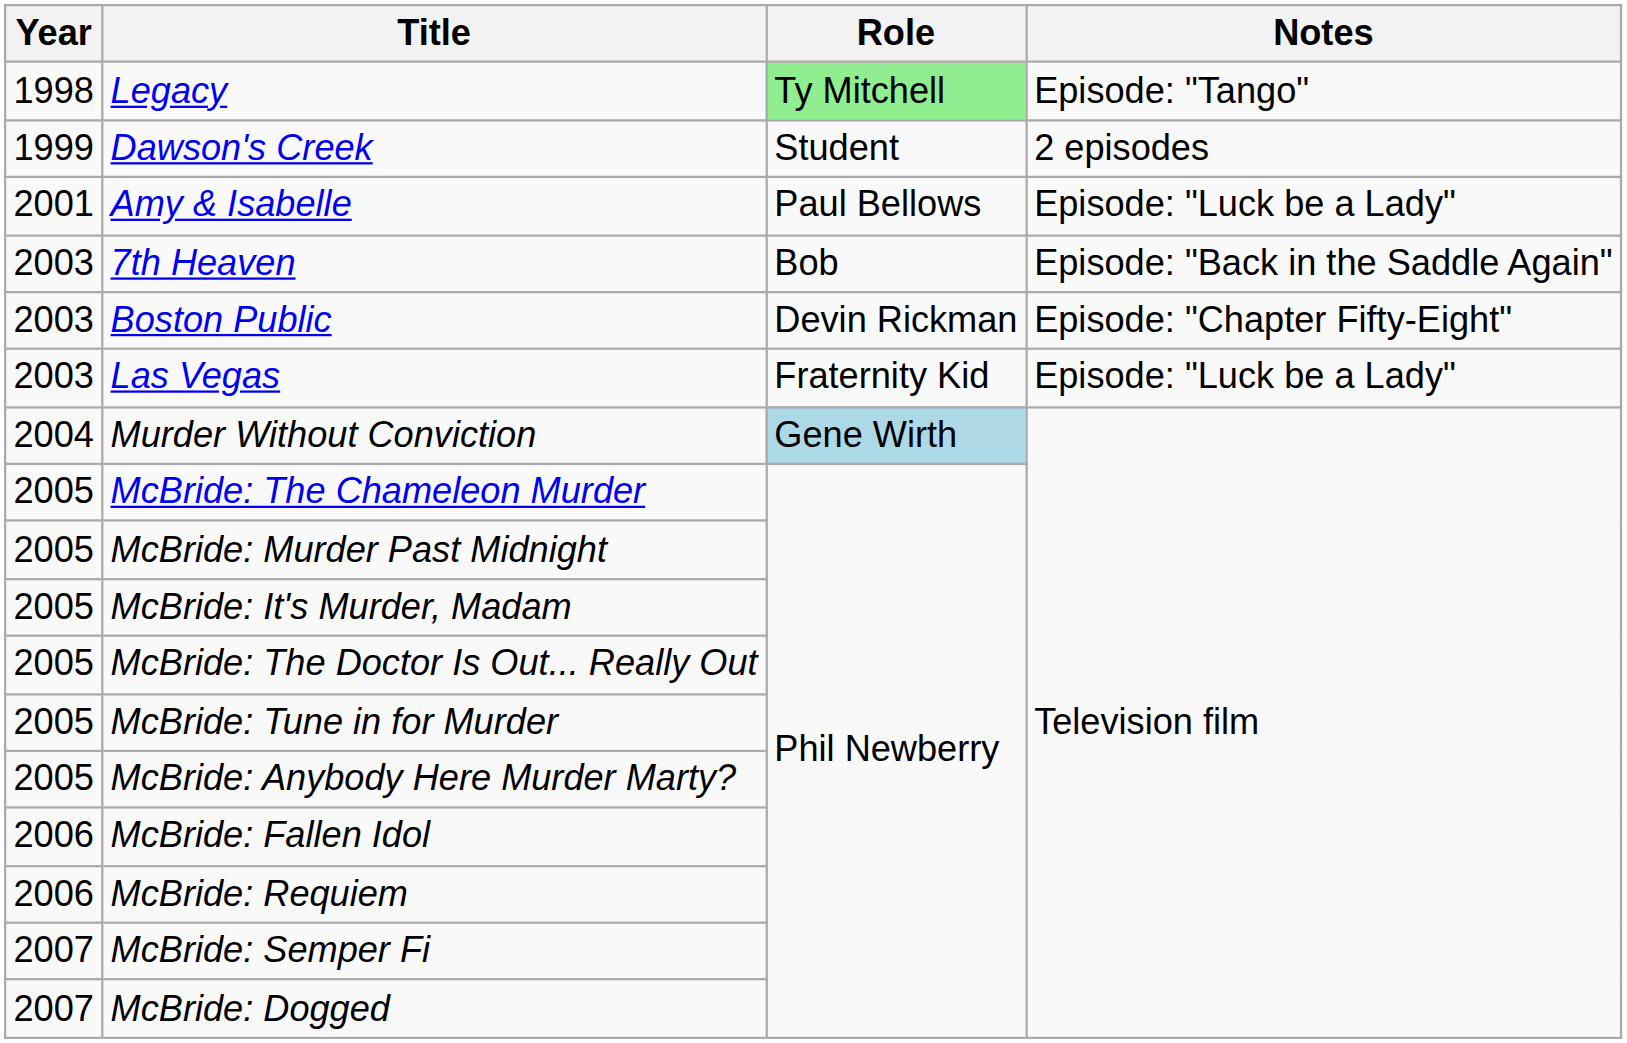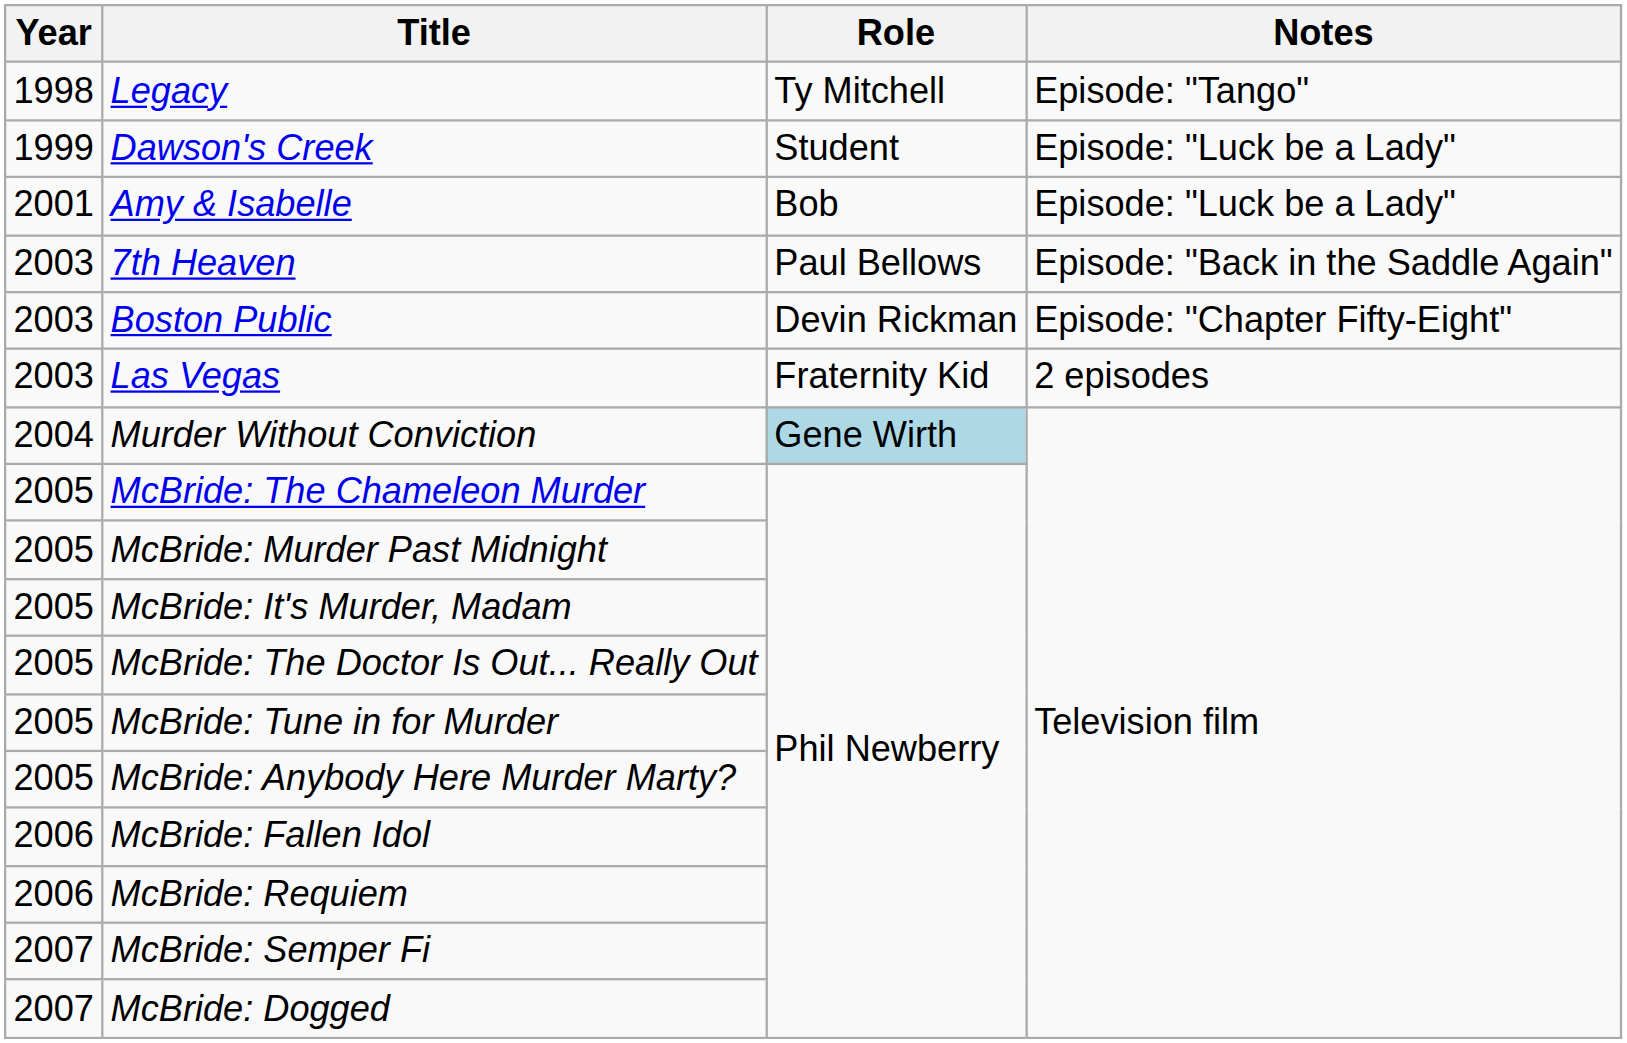(860, 90) lightgreen background -> (860, 90) no background
(1122, 147) 2 episodes -> (1245, 147) Episode: "Luck be a Lady"
(878, 205) Paul Bellows -> (806, 205) Bob
(806, 262) Bob -> (878, 262) Paul Bellows
(1245, 377) Episode: "Luck be a Lady" -> (1122, 377) 2 episodes
